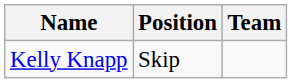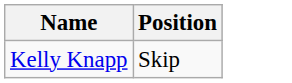- column: (254, 22)
